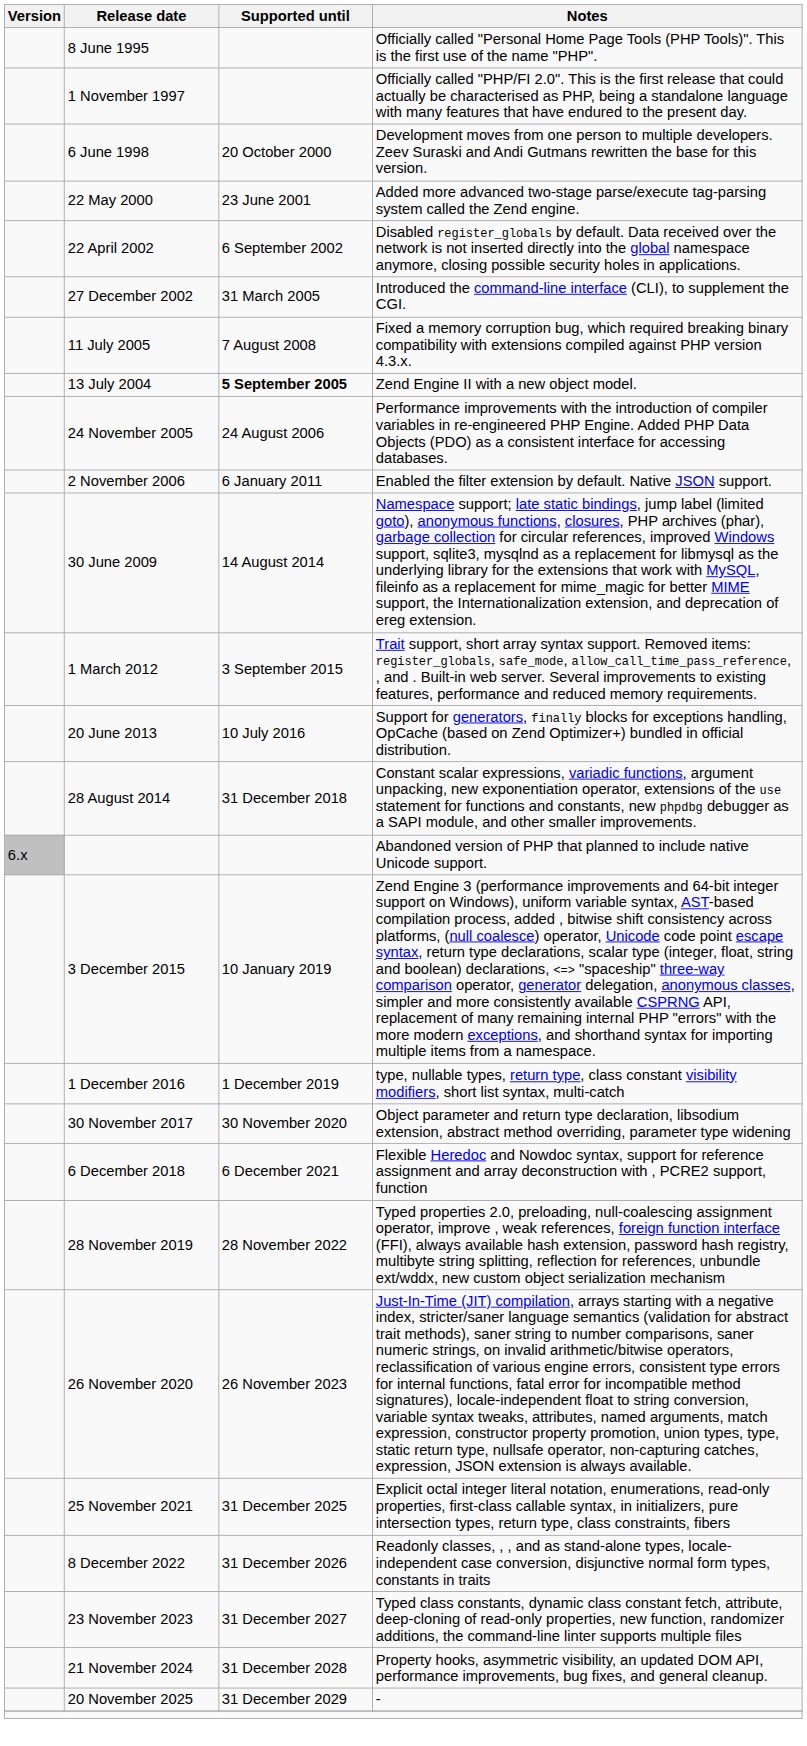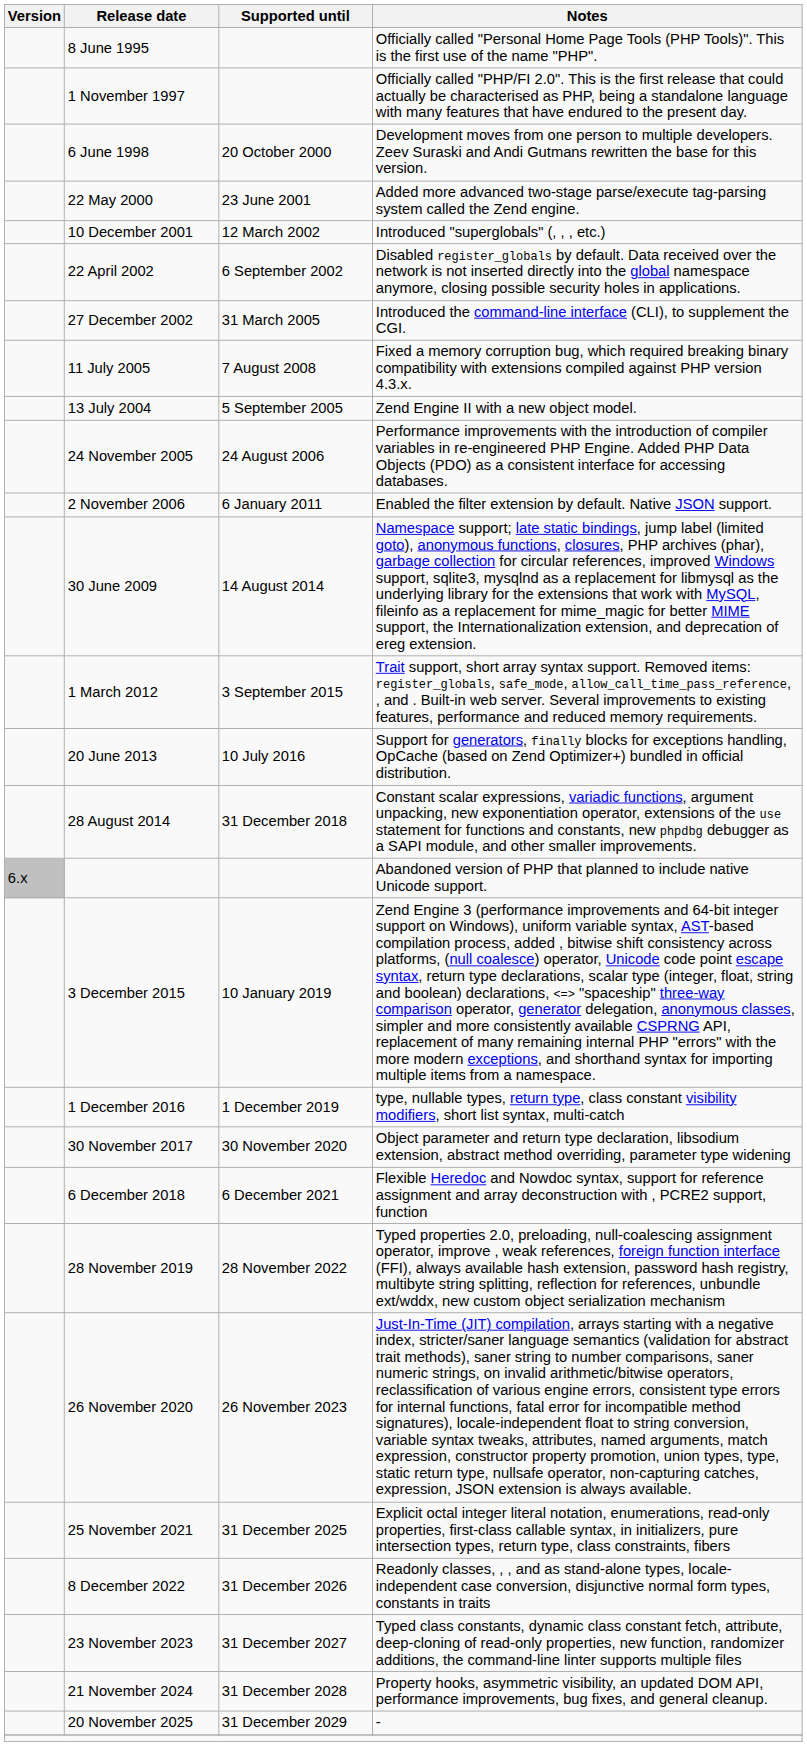+ row: (130, 232)
(284, 385) bold -> (282, 408) normal
